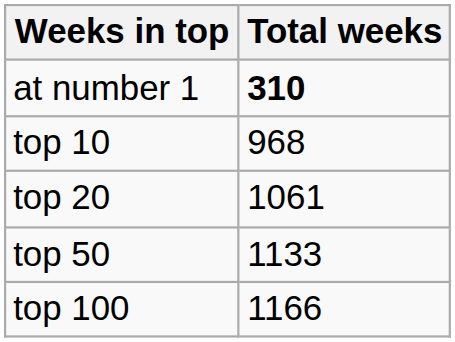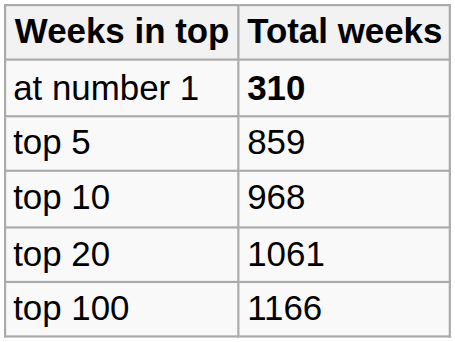+ row: (52, 142)
- row: (62, 253)
